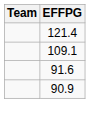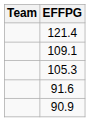+ row: (62, 70)
